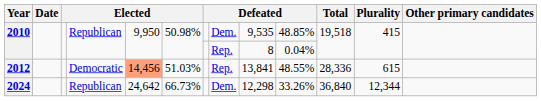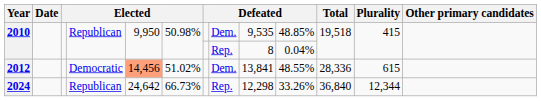(183, 68) 51.03% -> (183, 68) 51.02%
(222, 68) Rep. -> (224, 68) Dem.
(224, 86) Dem. -> (222, 86) Rep.
